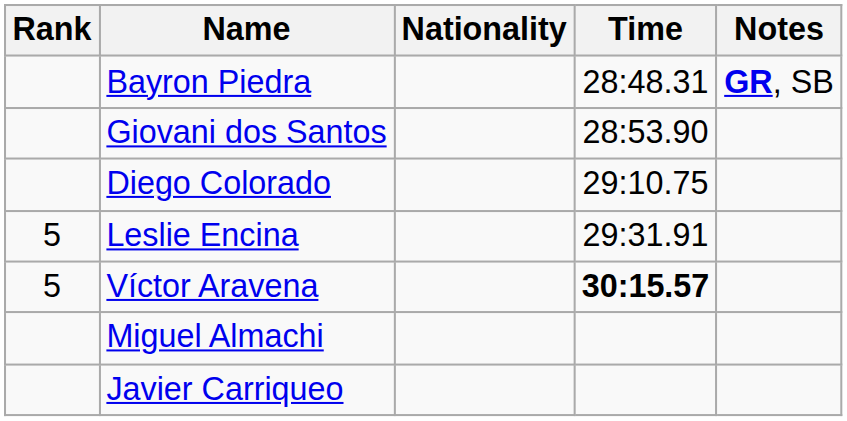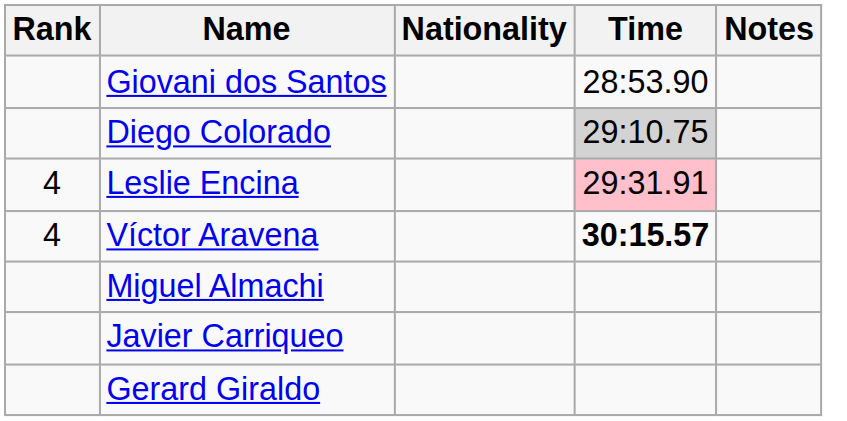- row: (209, 81)
(645, 183) no background -> (645, 132) lightgrey background
(52, 235) 5 -> (52, 183) 4
(645, 235) no background -> (645, 183) pink background
(52, 286) 5 -> (52, 235) 4
+ row: (213, 388)
